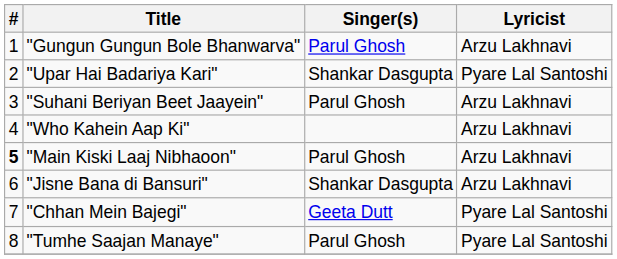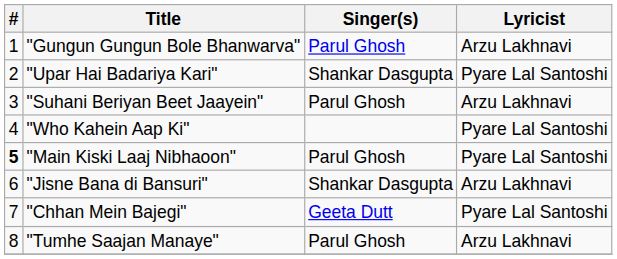(516, 129) Arzu Lakhnavi -> (534, 129) Pyare Lal Santoshi
(516, 157) Arzu Lakhnavi -> (534, 157) Pyare Lal Santoshi
(534, 240) Pyare Lal Santoshi -> (516, 240) Arzu Lakhnavi
